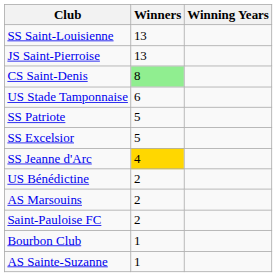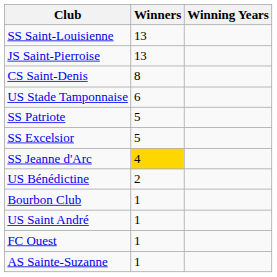(137, 76) lightgreen background -> (137, 76) no background
- row: (45, 199)
- row: (54, 220)
+ row: (48, 220)
+ row: (32, 240)
